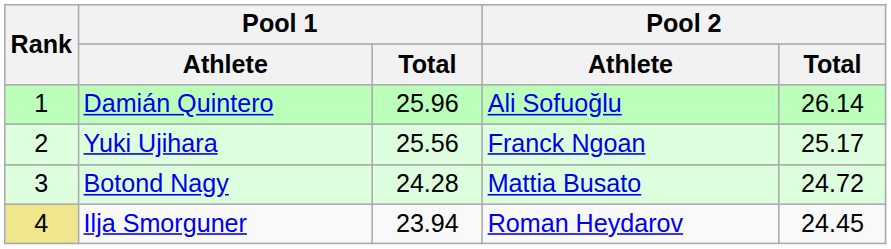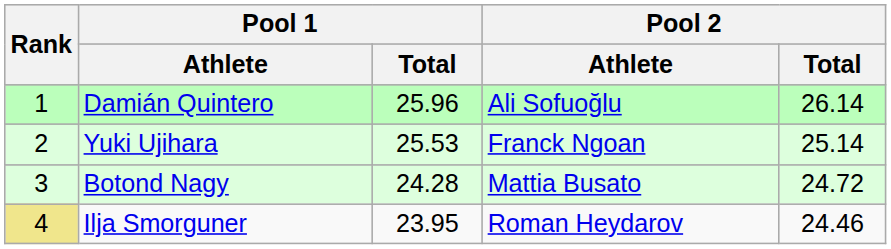(427, 143) 25.56 -> (427, 143) 25.53
(833, 143) 25.17 -> (833, 143) 25.14
(427, 223) 23.94 -> (427, 223) 23.95
(833, 223) 24.45 -> (833, 223) 24.46
